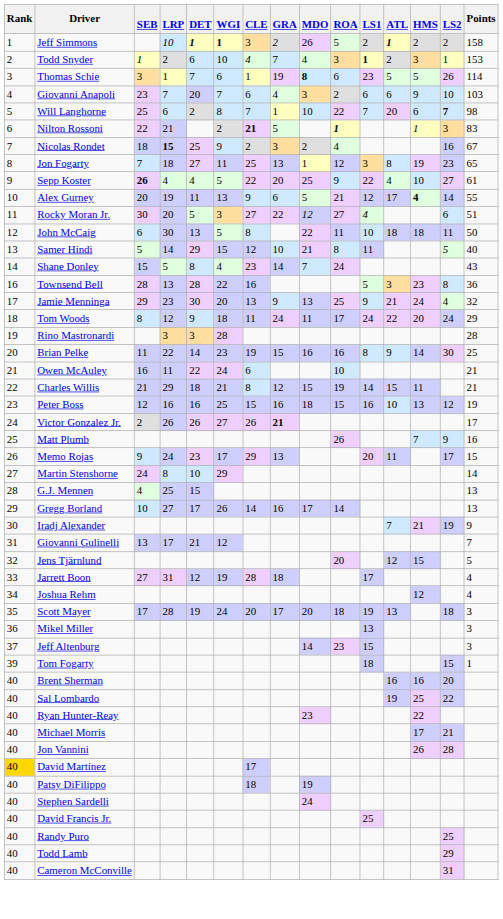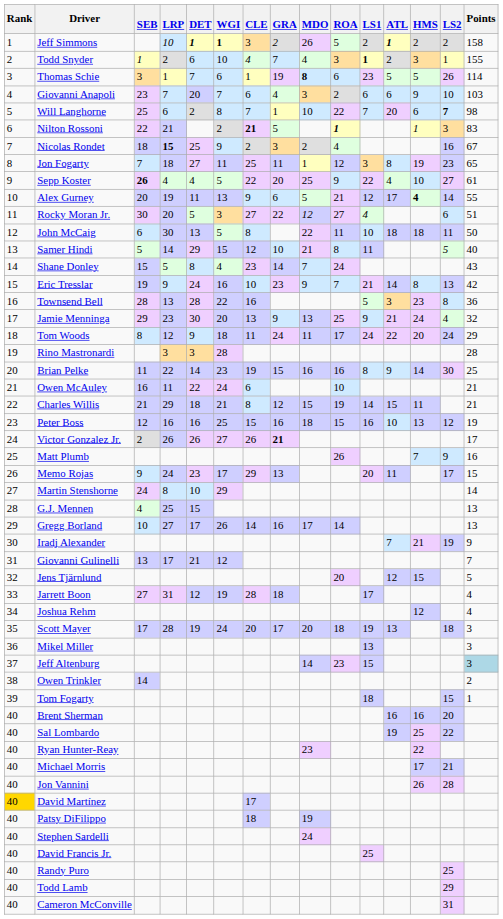(475, 59) 153 -> (475, 59) 155
(278, 163) 13 -> (278, 163) 11
+ row: (65, 284)
(469, 646) no background -> (469, 663) lightblue background
+ row: (69, 681)
